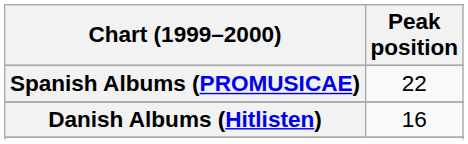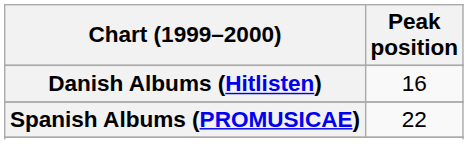rows swapped: (185, 119) <-> (185, 83)
